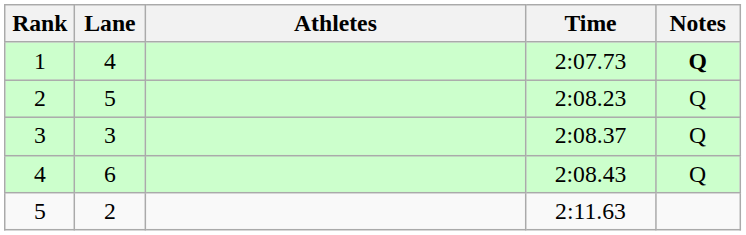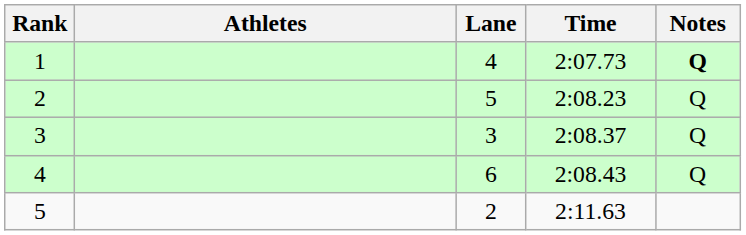columns swapped: (110, 23) <-> (335, 23)
